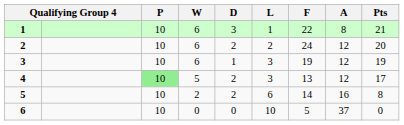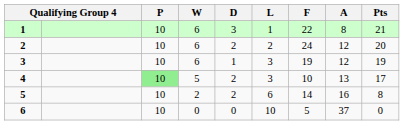(307, 78) 13 -> (307, 78) 10
(344, 78) 12 -> (344, 78) 13
